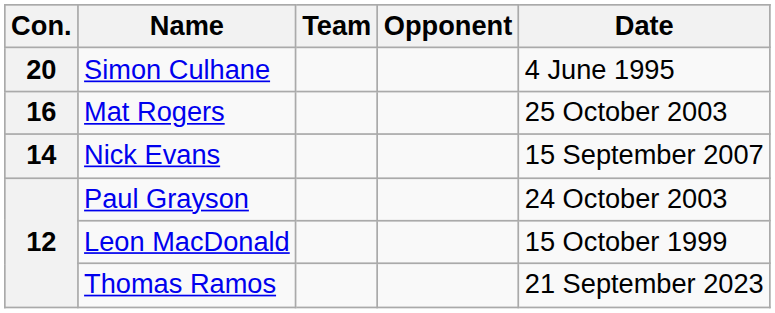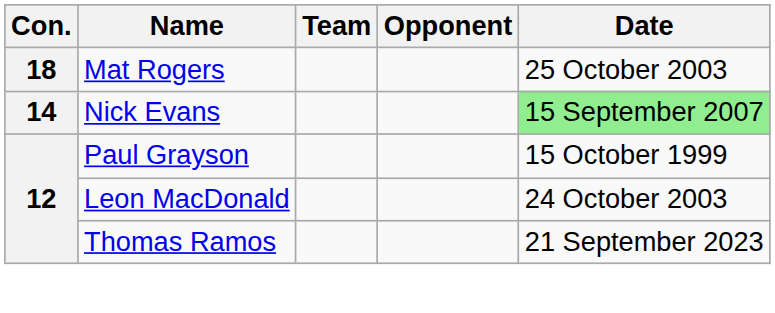- row: (177, 69)
(41, 112) 16 -> (41, 69) 18
(644, 155) no background -> (644, 112) lightgreen background
(626, 198) 24 October 2003 -> (626, 155) 15 October 1999
(626, 241) 15 October 1999 -> (626, 198) 24 October 2003
